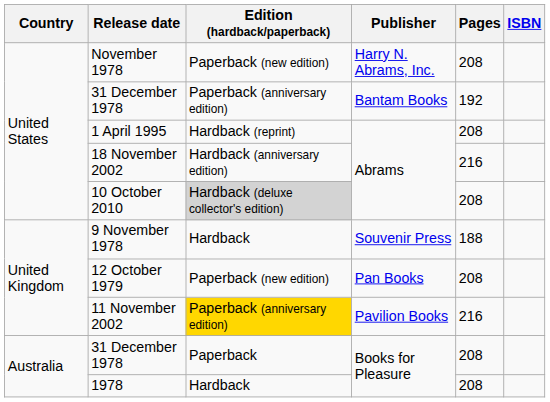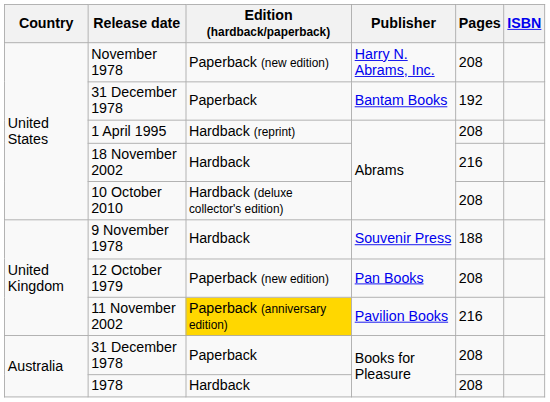(258, 101) Paperback (anniversary edition) -> (223, 101) Paperback
(254, 162) Hardback (anniversary edition) -> (219, 162) Hardback
(241, 200) lightgrey background -> (241, 200) no background
